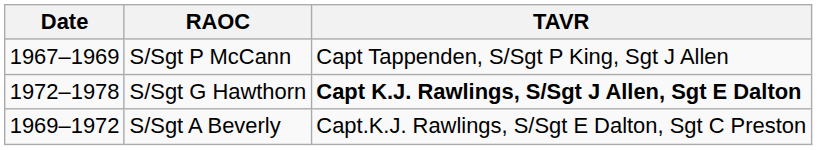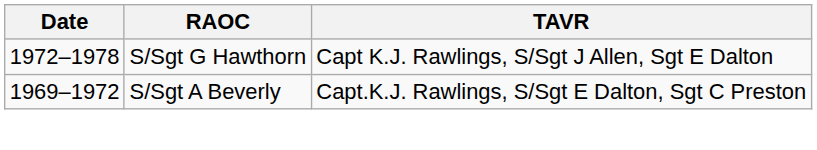- row: (210, 56)
(559, 91) bold -> (545, 56) normal
